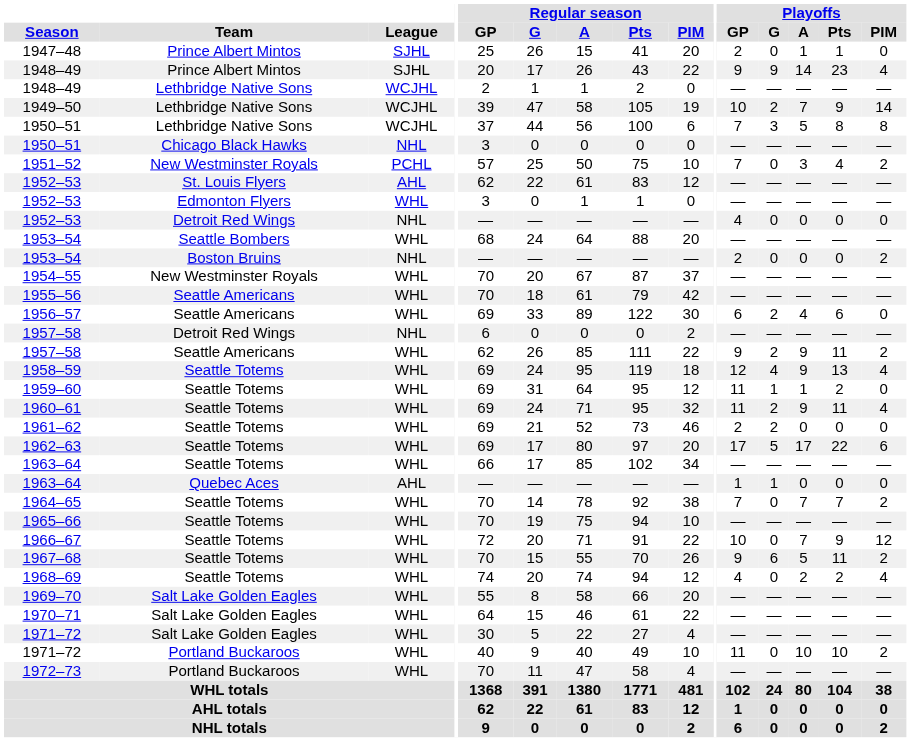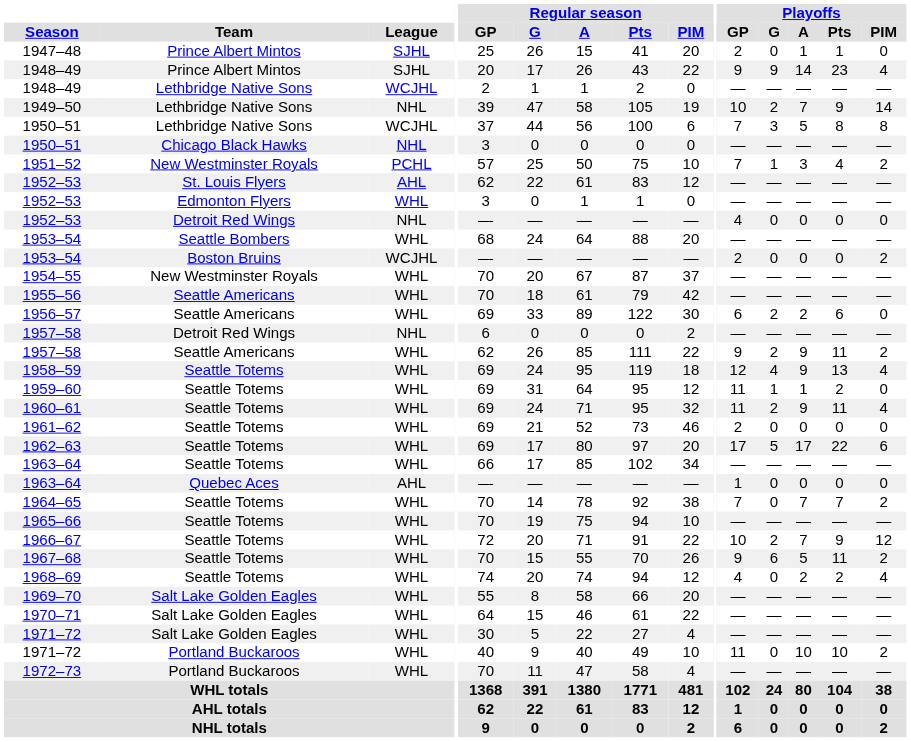(411, 107) WCJHL -> (411, 107) NHL
(774, 163) 0 -> (774, 163) 1
(411, 257) NHL -> (411, 257) WCJHL
(803, 314) 4 -> (803, 314) 2
(774, 427) 2 -> (774, 427) 0
(774, 483) 1 -> (774, 483) 0
(774, 539) 0 -> (774, 539) 2
